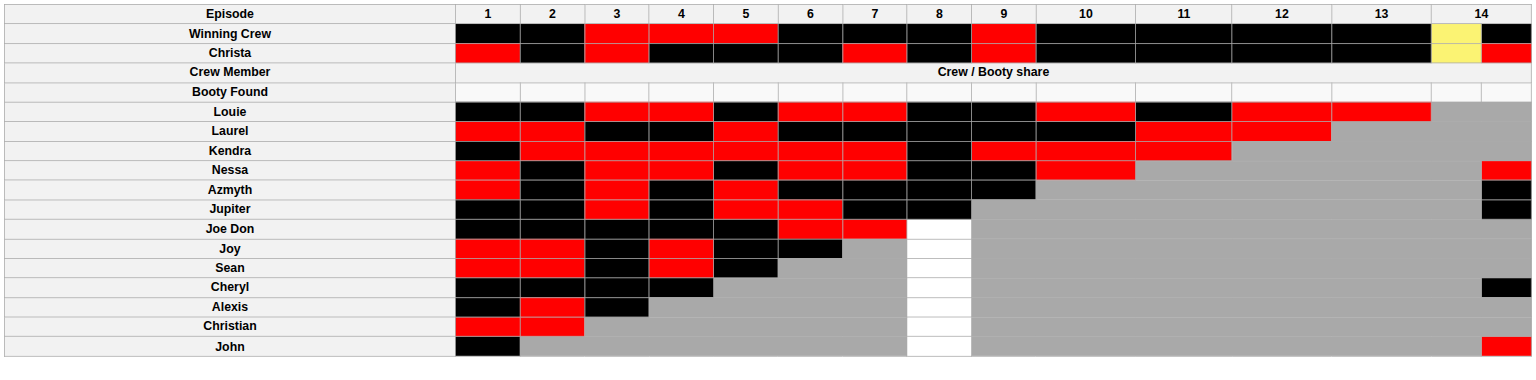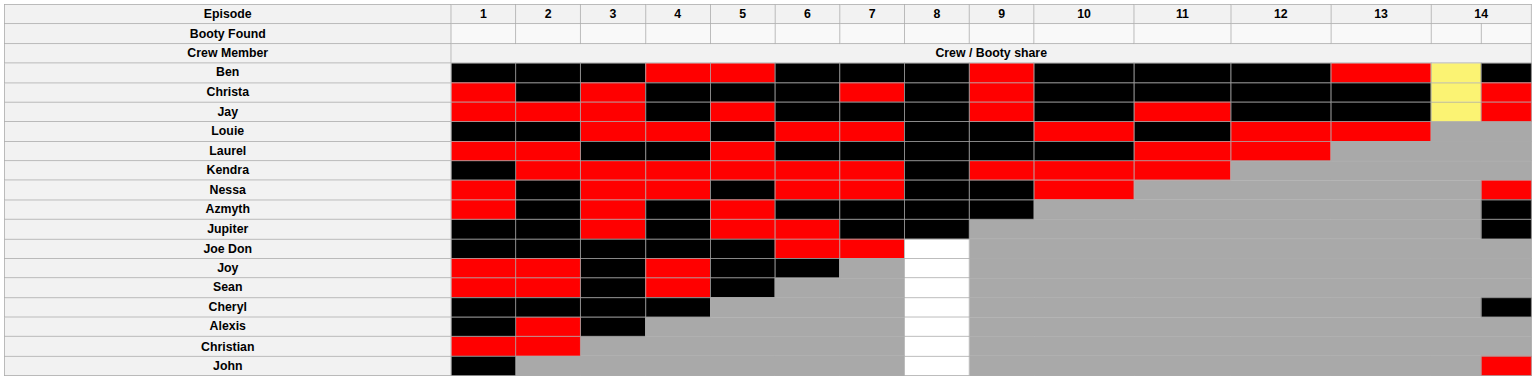- row: (230, 33)
rows swapped: (230, 92) <-> (230, 53)
+ row: (228, 72)
+ row: (228, 111)
